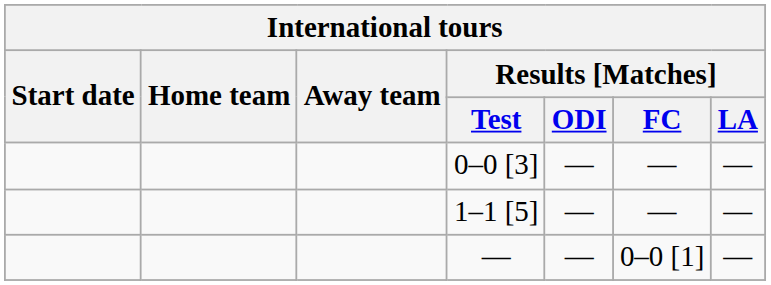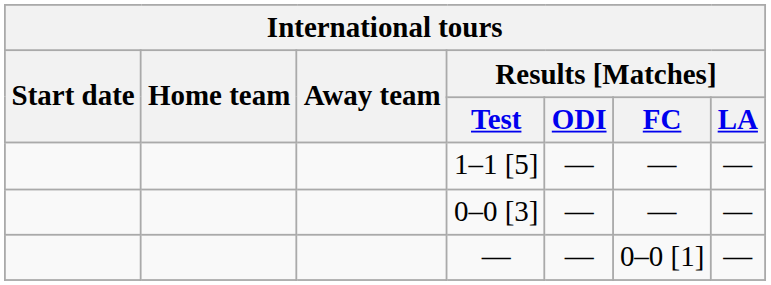rows swapped: (496, 211) <-> (496, 165)
